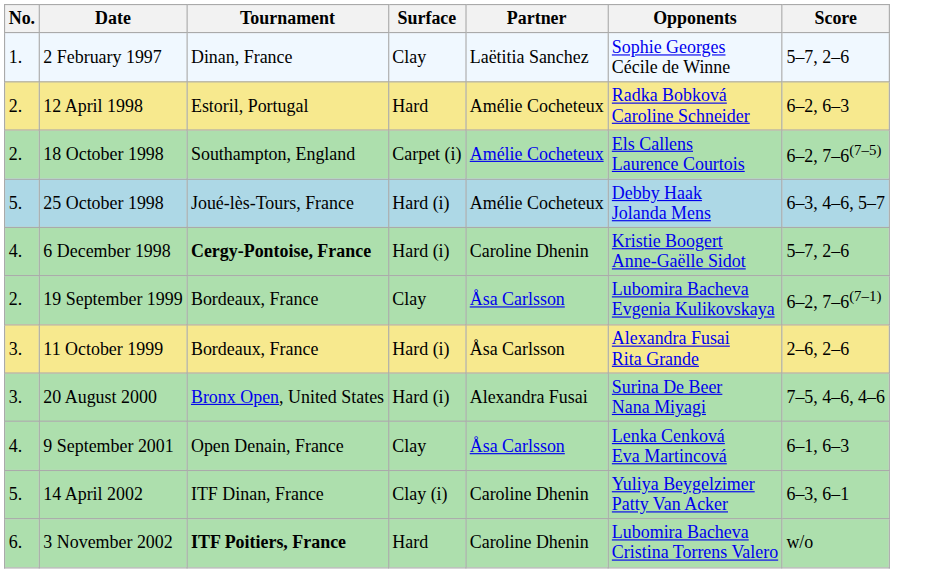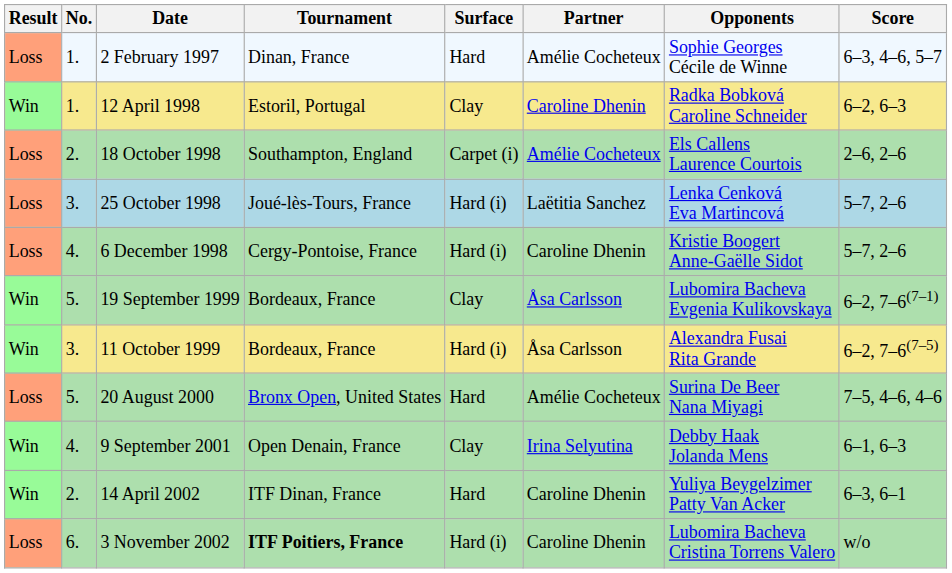+ column: (33, 18)
(409, 57) Clay -> (467, 57) Hard
(529, 57) Laëtitia Sanchez -> (594, 57) Amélie Cocheteux
(818, 57) 5–7, 2–6 -> (893, 57) 6–3, 4–6, 5–7
(15, 105) 2. -> (72, 105) 1.
(410, 105) Hard -> (466, 105) Clay
(537, 105) Amélie Cocheteux -> (586, 105) Caroline Dhenin
(834, 154) 6–2, 7–6(7–5) -> (875, 154) 2–6, 2–6
(15, 202) 5. -> (72, 202) 3.
(537, 202) Amélie Cocheteux -> (586, 202) Laëtitia Sanchez
(661, 202) Debby Haak Jolanda Mens -> (726, 202) Lenka Cenková Eva Martincová
(836, 202) 6–3, 4–6, 5–7 -> (875, 202) 5–7, 2–6
(281, 251) bold -> (332, 251) normal
(15, 300) 2. -> (72, 300) 5.
(818, 348) 2–6, 2–6 -> (891, 348) 6–2, 7–6(7–5)
(15, 397) 3. -> (72, 397) 5.
(421, 397) Hard (i) -> (467, 397) Hard
(529, 397) Alexandra Fusai -> (594, 397) Amélie Cocheteux
(517, 445) Åsa Carlsson -> (580, 445) Irina Selyutina
(669, 445) Lenka Cenková Eva Martincová -> (718, 445) Debby Haak Jolanda Mens
(15, 494) 5. -> (72, 494) 2.
(420, 494) Clay (i) -> (467, 494) Hard
(410, 543) Hard -> (478, 543) Hard (i)
